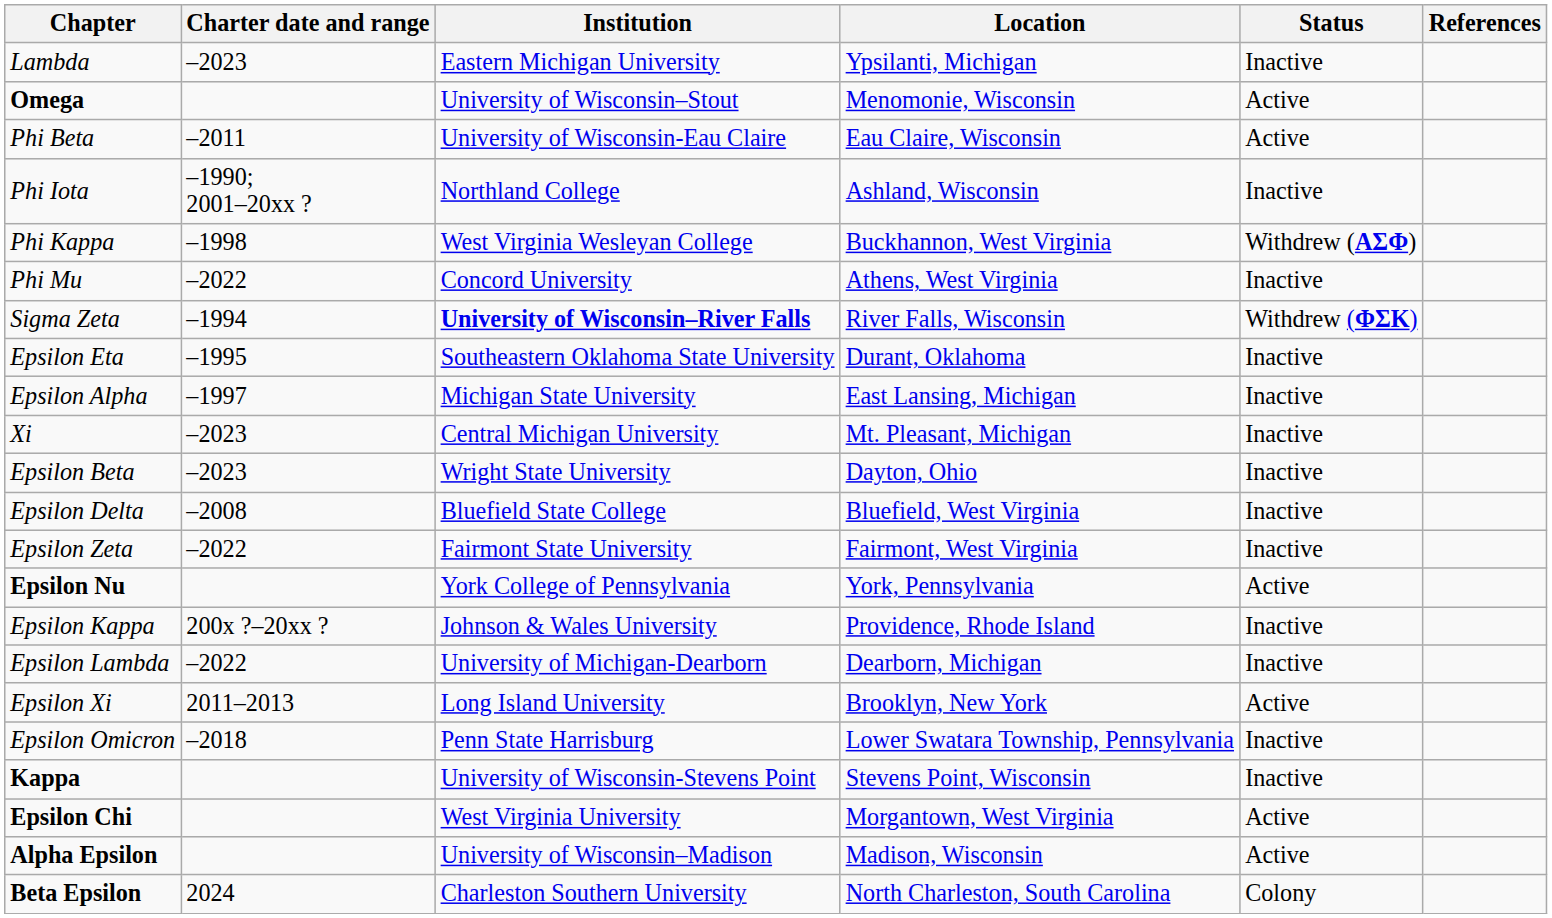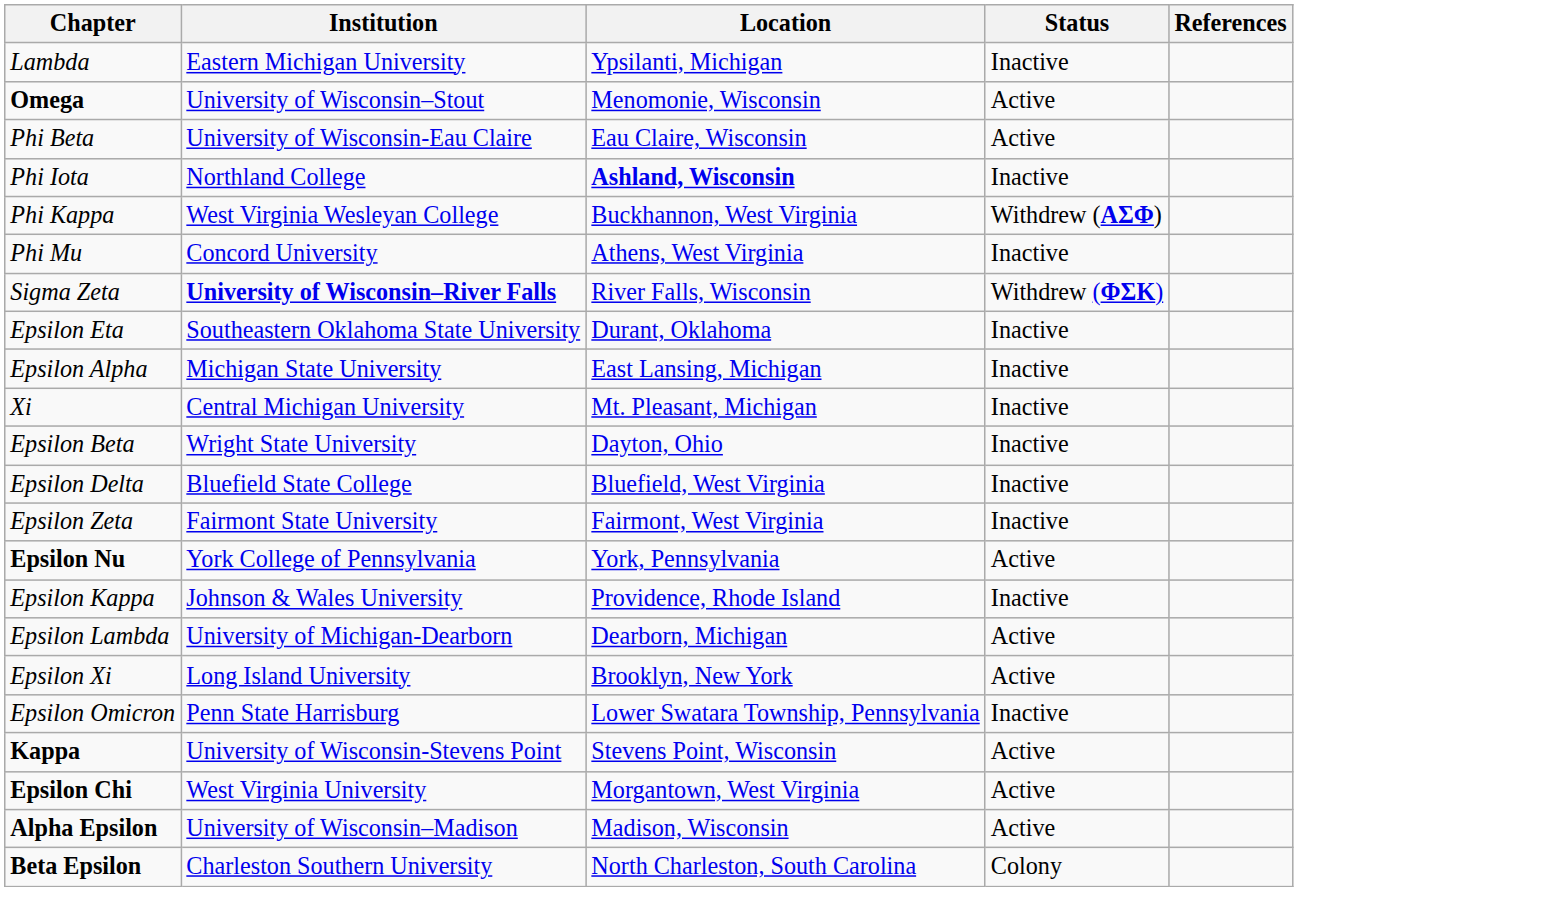- column: (308, 23)
(942, 190) normal -> (693, 176) bold
(1284, 663) Inactive -> (1023, 636) Active
(1284, 778) Inactive -> (1023, 751) Active
